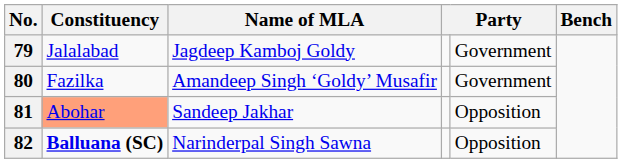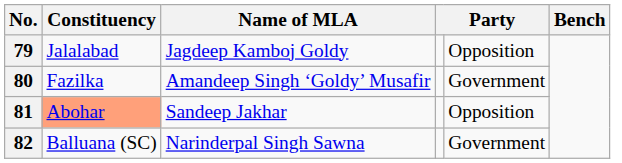(503, 50) Government -> (491, 50) Opposition
(105, 142) bold -> (102, 142) normal
(498, 142) Opposition -> (497, 142) Government
